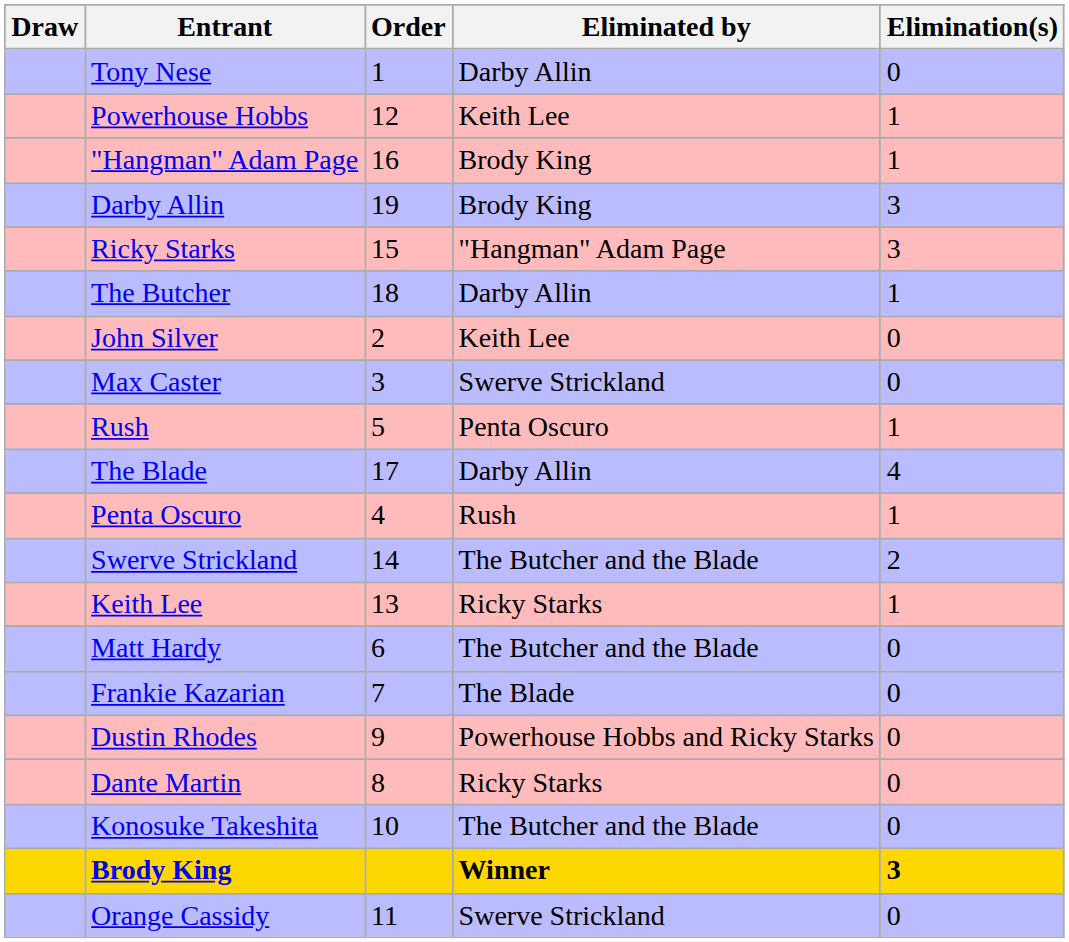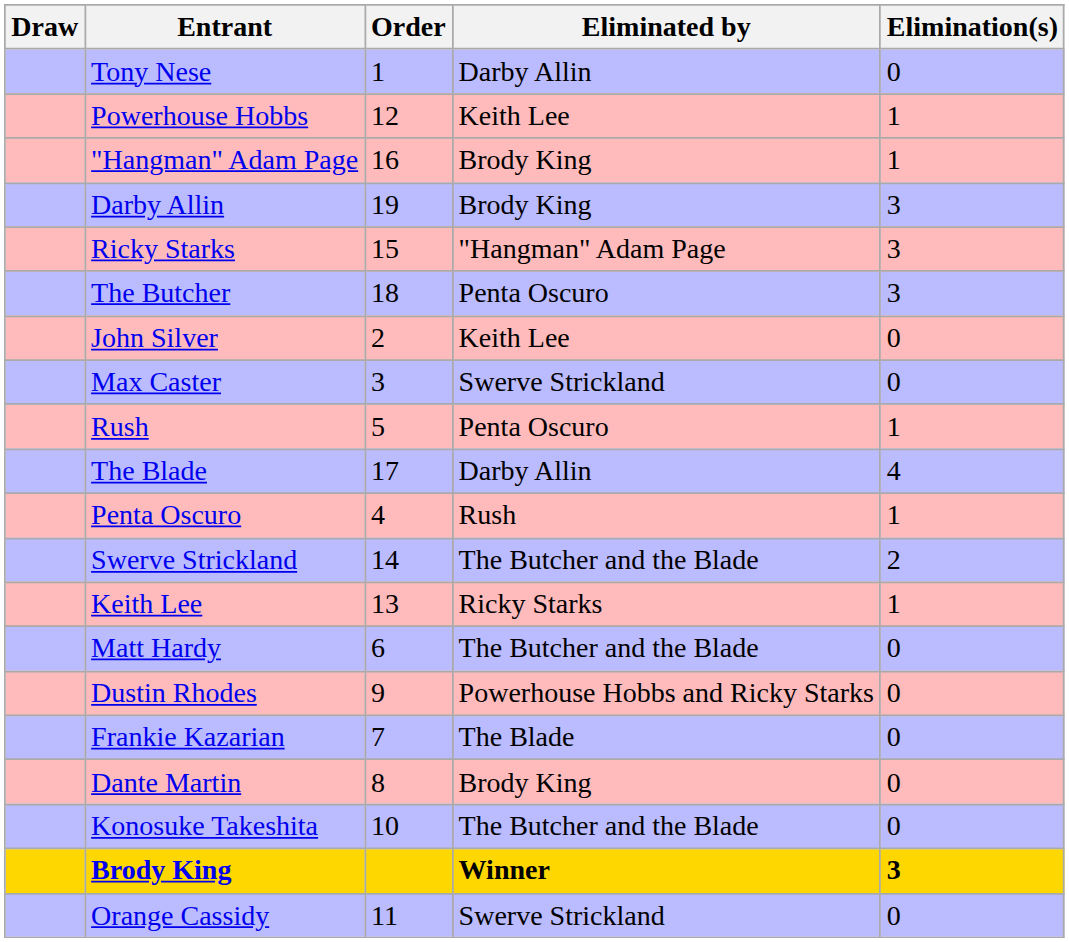(525, 293) Darby Allin -> (534, 293) Penta Oscuro
(894, 293) 1 -> (894, 293) 3
rows swapped: (174, 737) <-> (188, 692)
(531, 781) Ricky Starks -> (525, 781) Brody King
